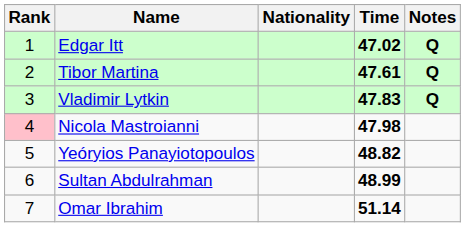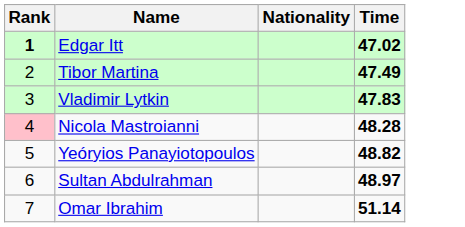- column: (432, 18)
(29, 45) normal -> (29, 45) bold
(379, 72) 47.61 -> (379, 72) 47.49
(379, 126) 47.98 -> (379, 126) 48.28
(379, 180) 48.99 -> (379, 180) 48.97
